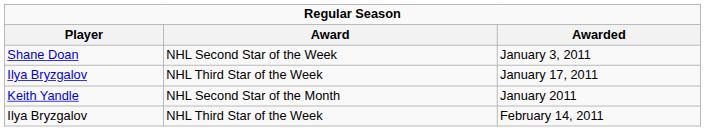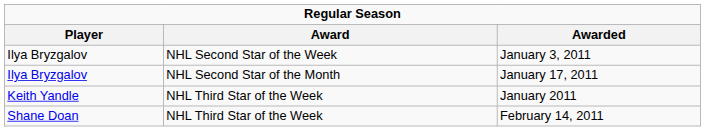(43, 55) Shane Doan -> (47, 55) Ilya Bryzgalov
(244, 75) NHL Third Star of the Week -> (253, 75) NHL Second Star of the Month
(253, 95) NHL Second Star of the Month -> (244, 95) NHL Third Star of the Week
(47, 116) Ilya Bryzgalov -> (43, 116) Shane Doan
